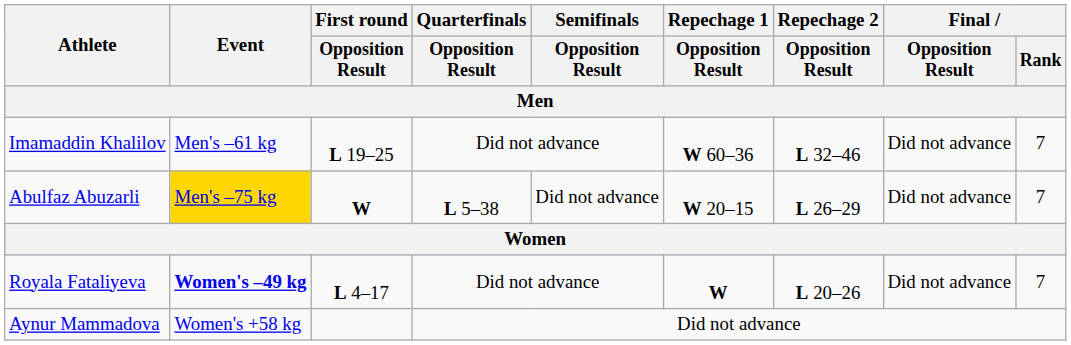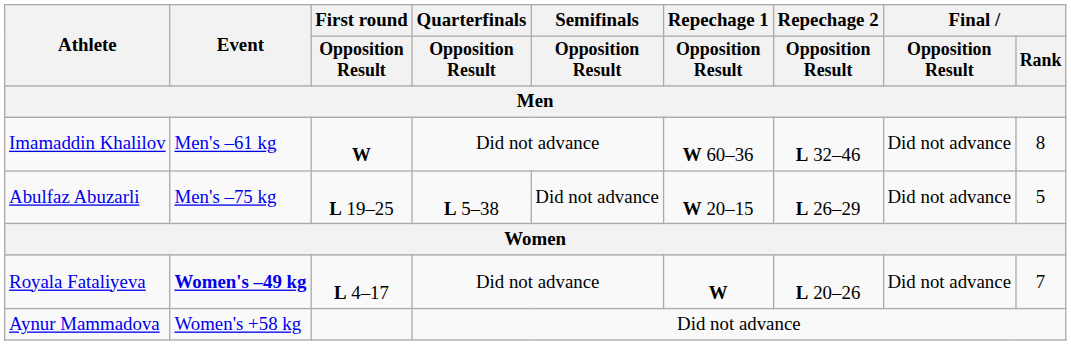(361, 155) L 19–25 -> (361, 155) W
(1041, 144) 7 -> (1041, 144) 8
(225, 197) gold background -> (225, 197) no background
(361, 208) W -> (361, 208) L 19–25
(1041, 197) 7 -> (1041, 197) 5
